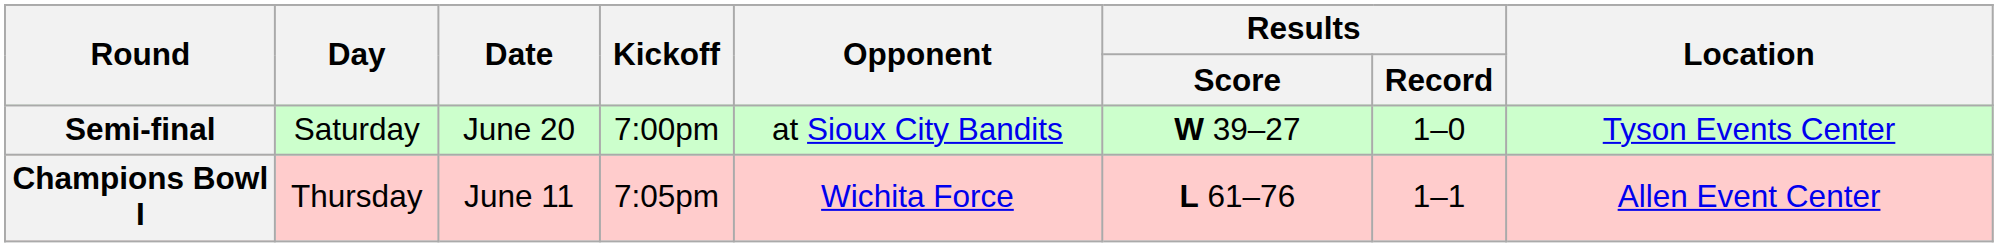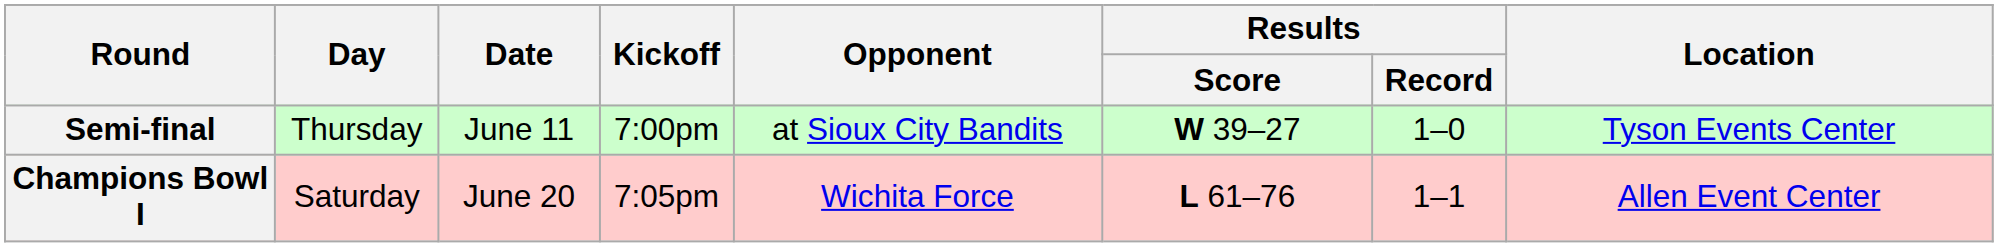(357, 129) Saturday -> (357, 129) Thursday
(519, 129) June 20 -> (519, 129) June 11
(357, 197) Thursday -> (357, 197) Saturday
(519, 197) June 11 -> (519, 197) June 20
